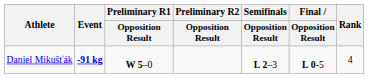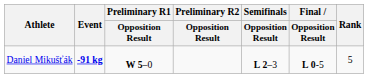(350, 60) 4 -> (350, 60) 5
